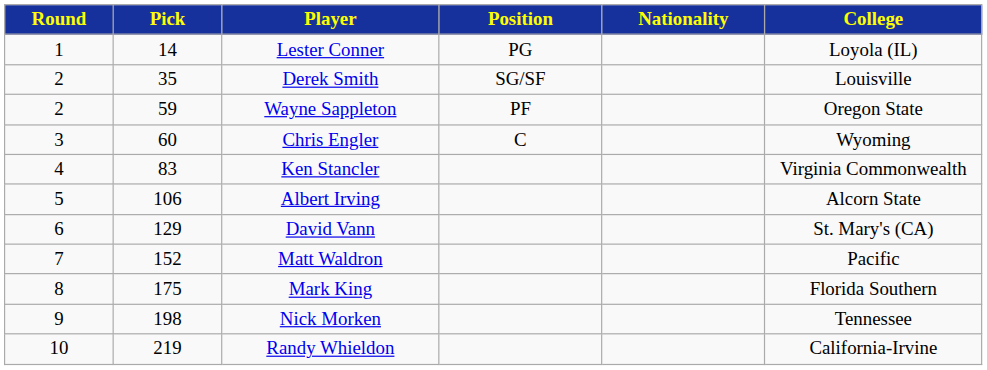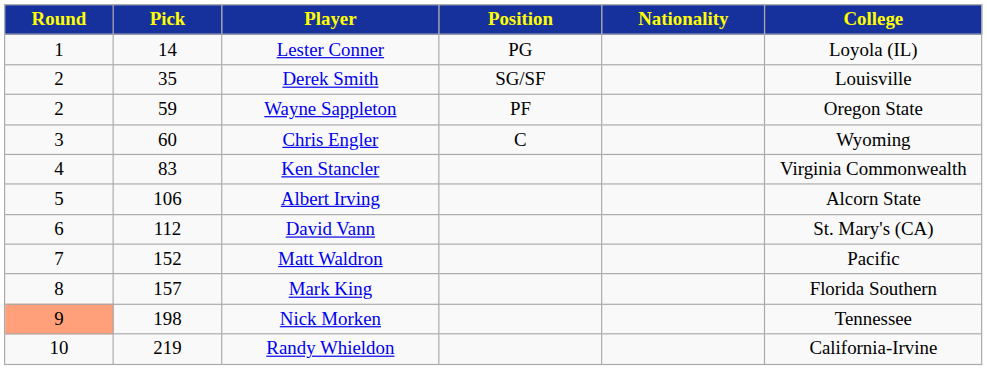(167, 229) 129 -> (167, 229) 112
(167, 288) 175 -> (167, 288) 157
(59, 318) no background -> (59, 318) lightsalmon background
